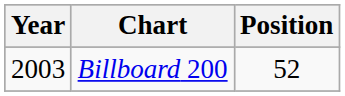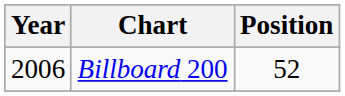(38, 68) 2003 -> (38, 68) 2006
